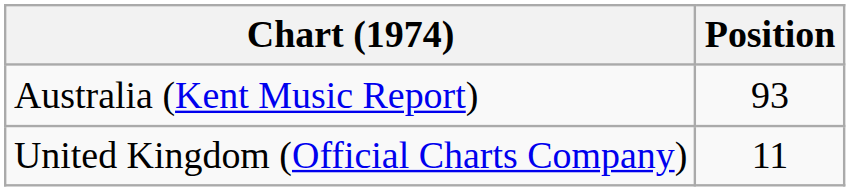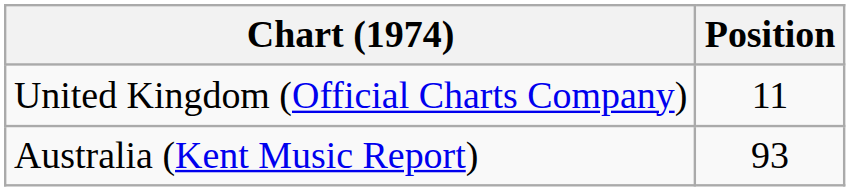rows swapped: (246, 94) <-> (351, 154)
